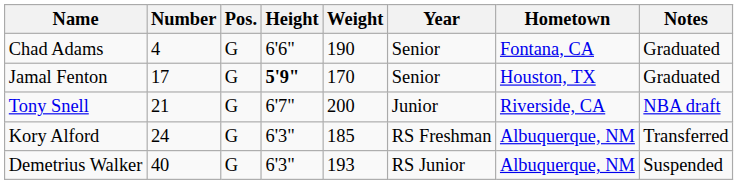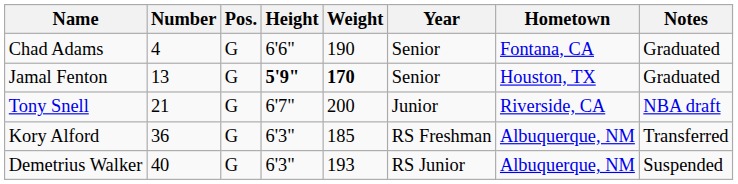(160, 77) 17 -> (160, 77) 13
(341, 77) normal -> (341, 77) bold
(160, 135) 24 -> (160, 135) 36
